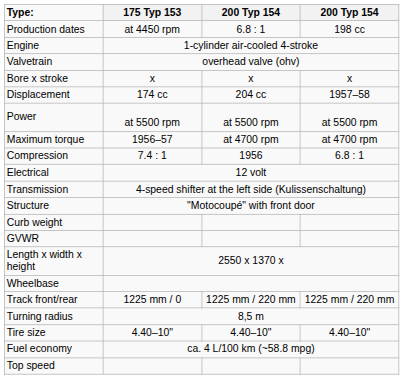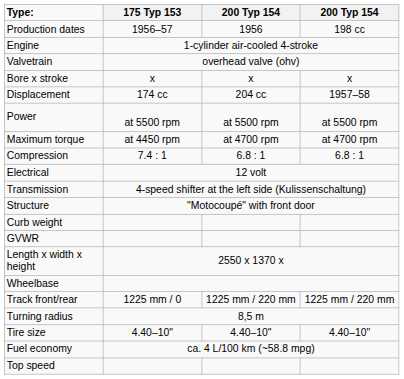(152, 29) at 4450 rpm -> (152, 29) 1956–57
(251, 29) 6.8 : 1 -> (251, 29) 1956
(152, 139) 1956–57 -> (152, 139) at 4450 rpm
(251, 156) 1956 -> (251, 156) 6.8 : 1
